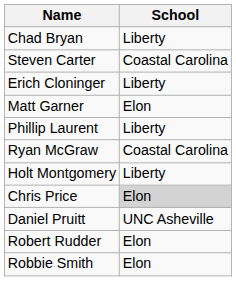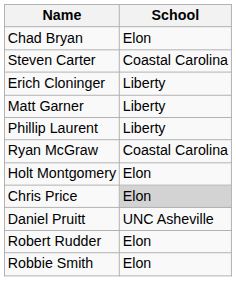(144, 38) Liberty -> (137, 38) Elon
(137, 106) Elon -> (144, 106) Liberty
(144, 173) Liberty -> (137, 173) Elon
